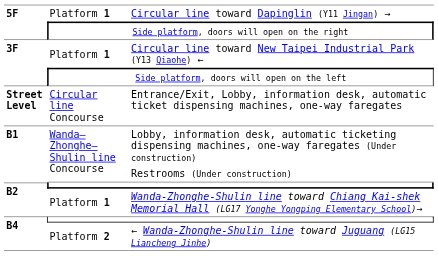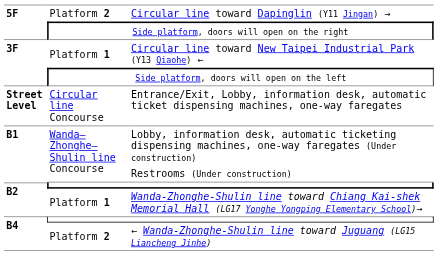(80, 13) Platform 1 -> (80, 13) Platform 2
